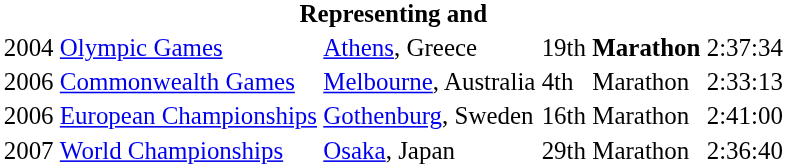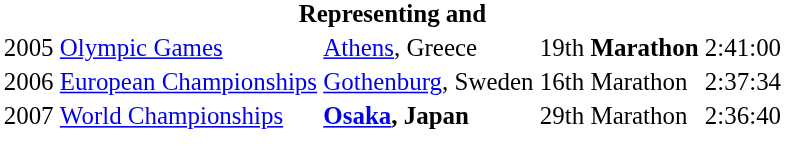(29, 47) 2004 -> (29, 47) 2005
(745, 47) 2:37:34 -> (743, 47) 2:41:00
- row: (177, 82)
(745, 116) 2:41:00 -> (743, 82) 2:37:34
(389, 150) normal -> (396, 116) bold
